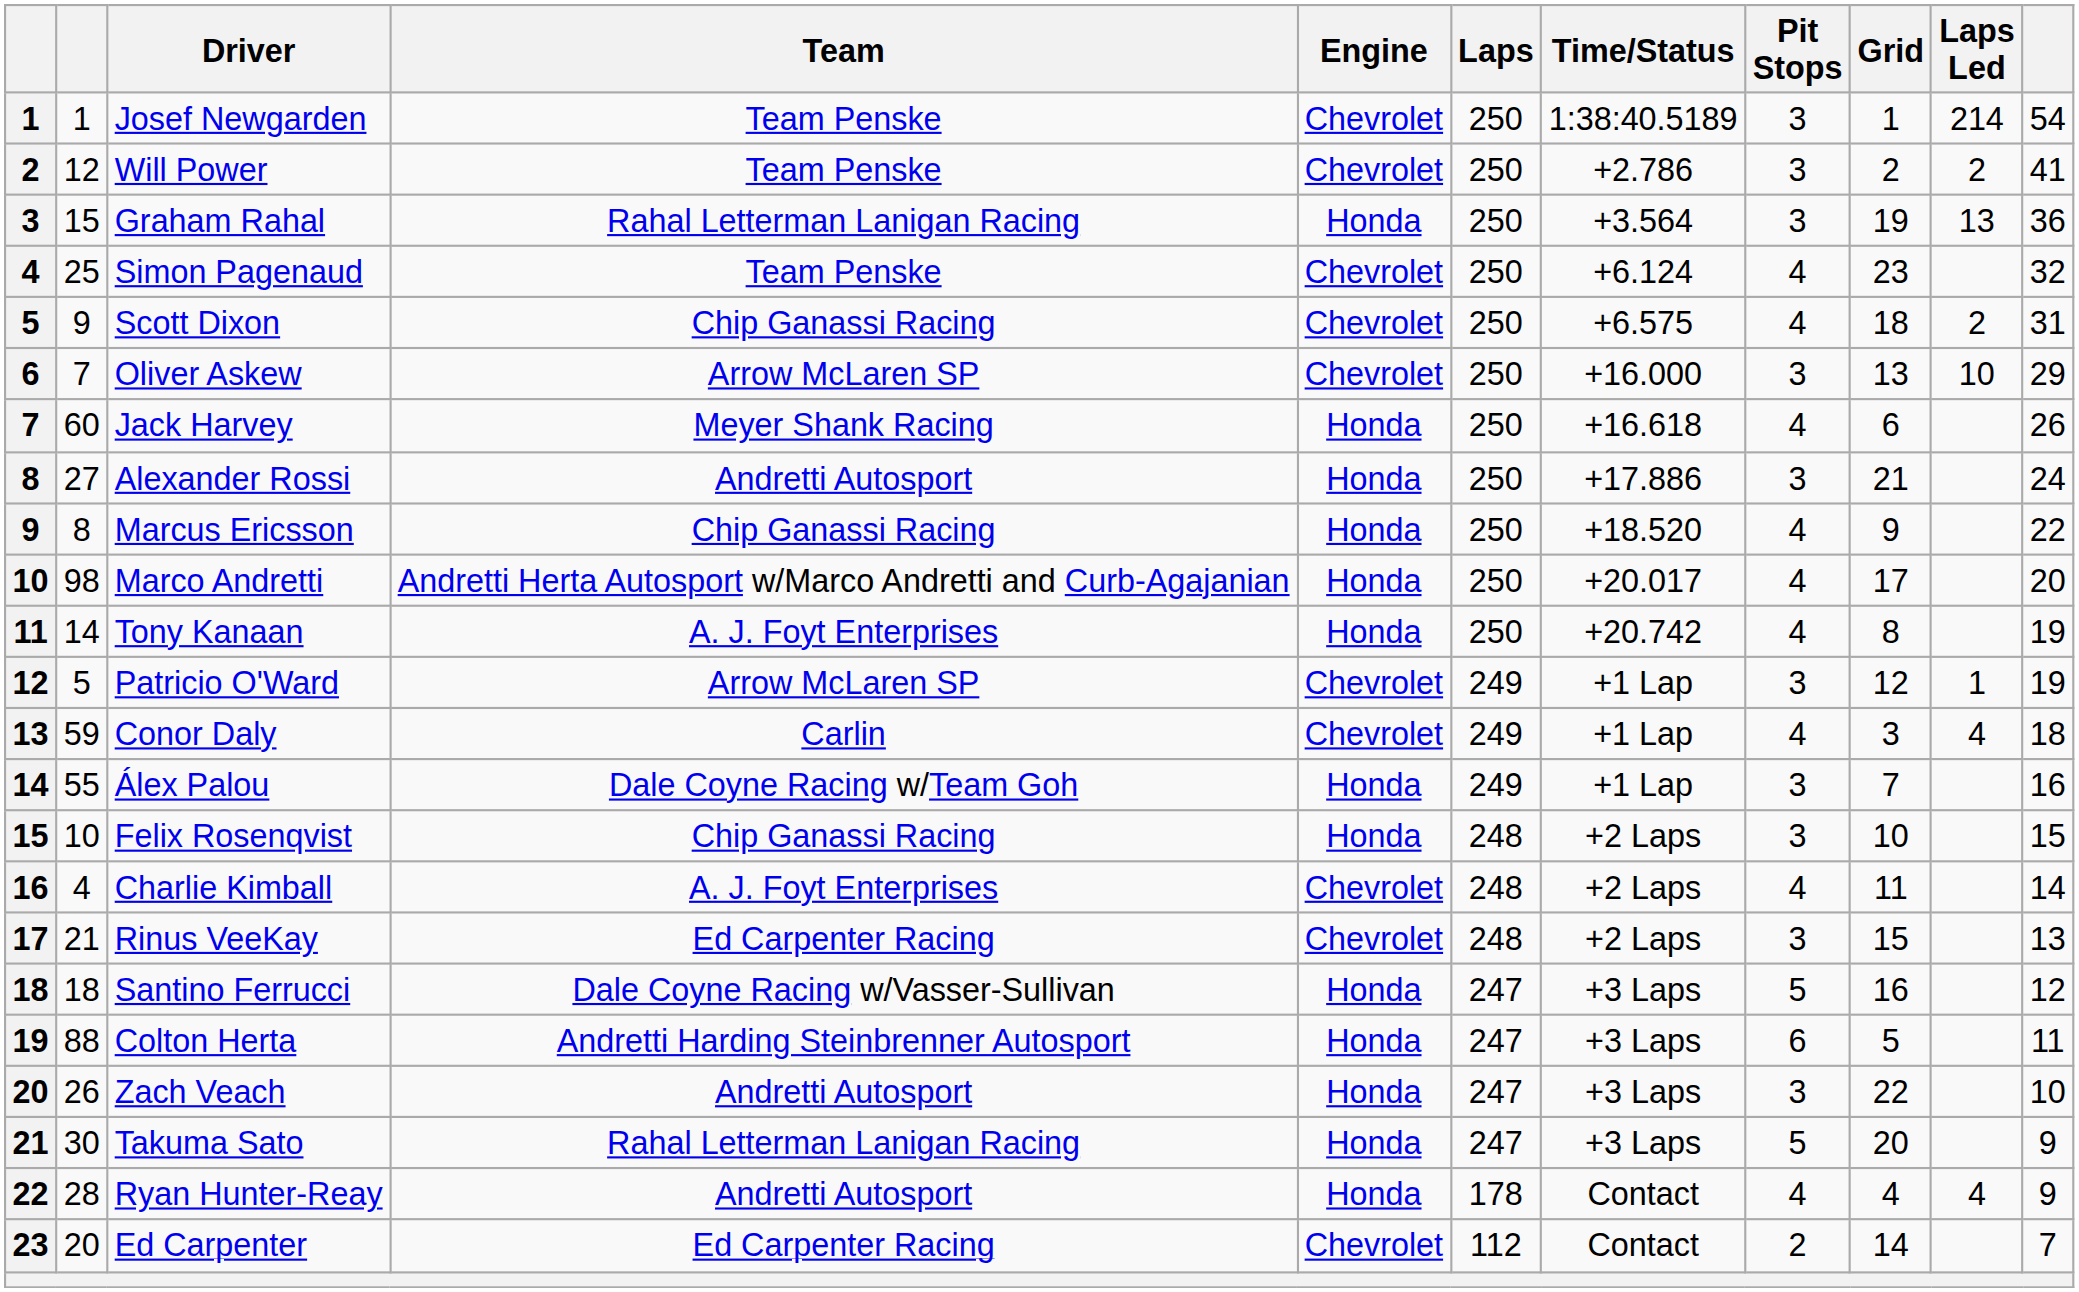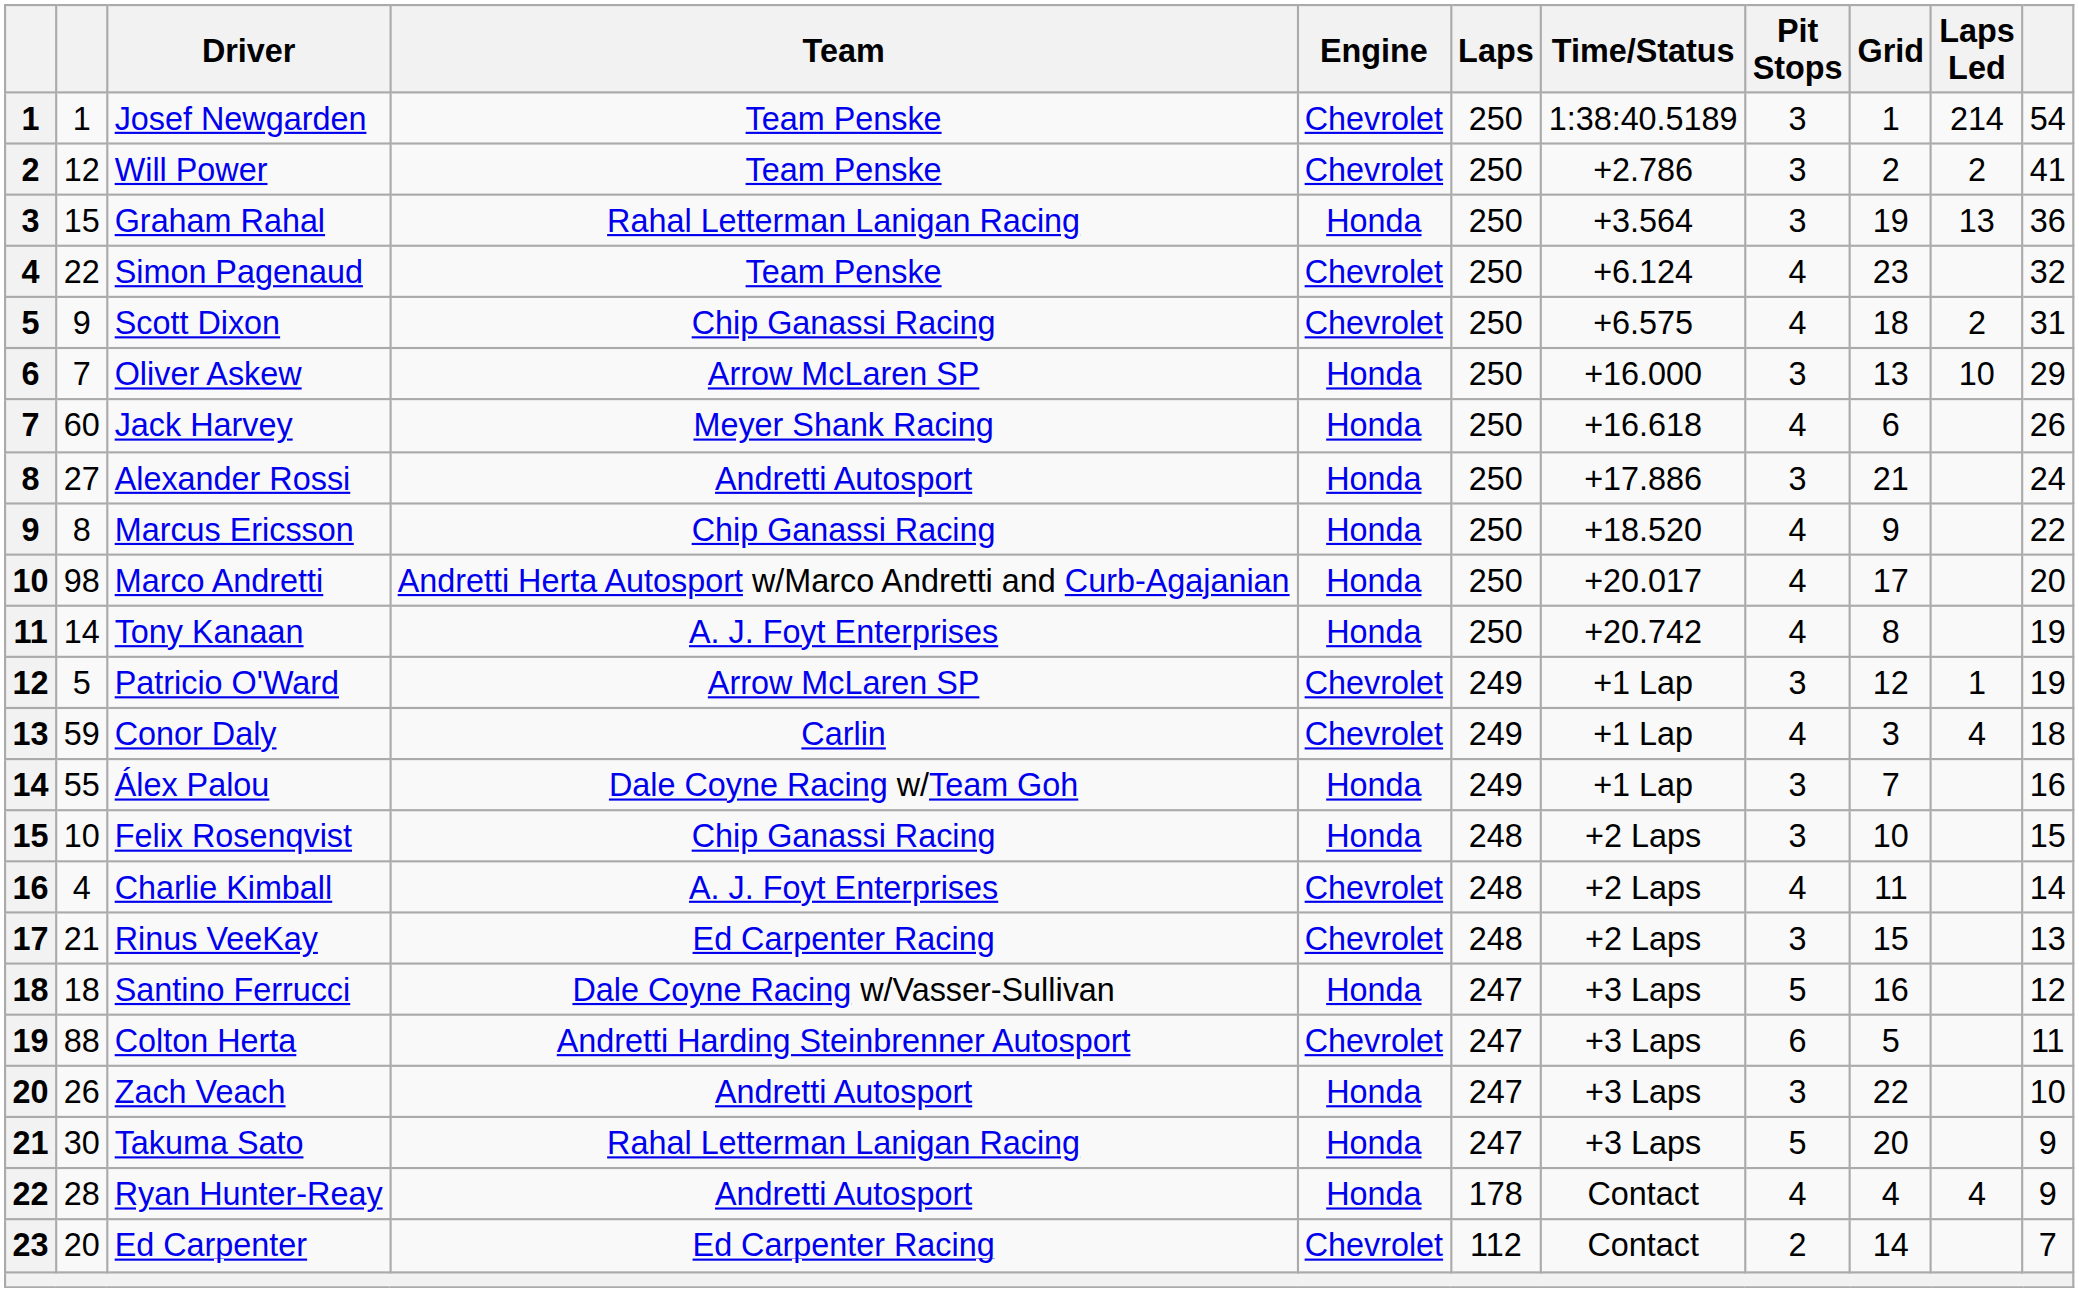(82, 272) 25 -> (82, 272) 22
(1374, 375) Chevrolet -> (1374, 375) Honda
(1374, 1041) Honda -> (1374, 1041) Chevrolet
